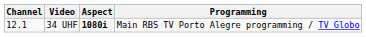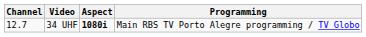(17, 25) 12.1 -> (17, 25) 12.7
